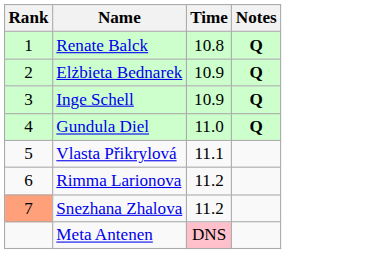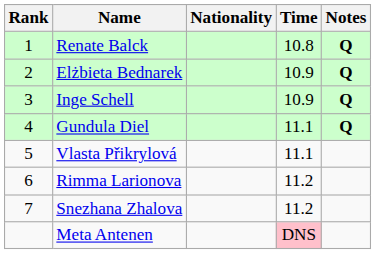+ column: (231, 18)
(209, 126) 11.0 -> (299, 126) 11.1
(28, 208) lightsalmon background -> (28, 208) no background
